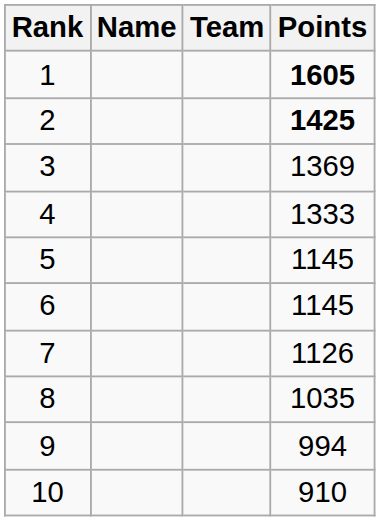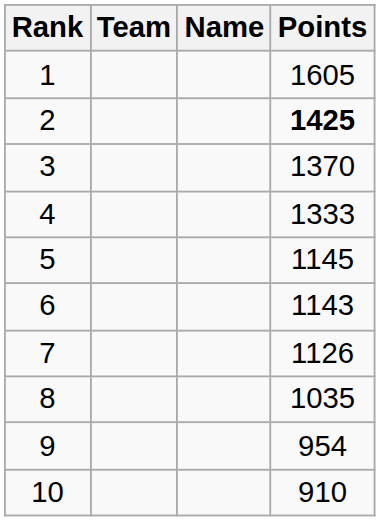columns swapped: (137, 27) <-> (227, 27)
(323, 74) bold -> (323, 74) normal
(323, 167) 1369 -> (323, 167) 1370
(323, 306) 1145 -> (323, 306) 1143
(323, 445) 994 -> (323, 445) 954
